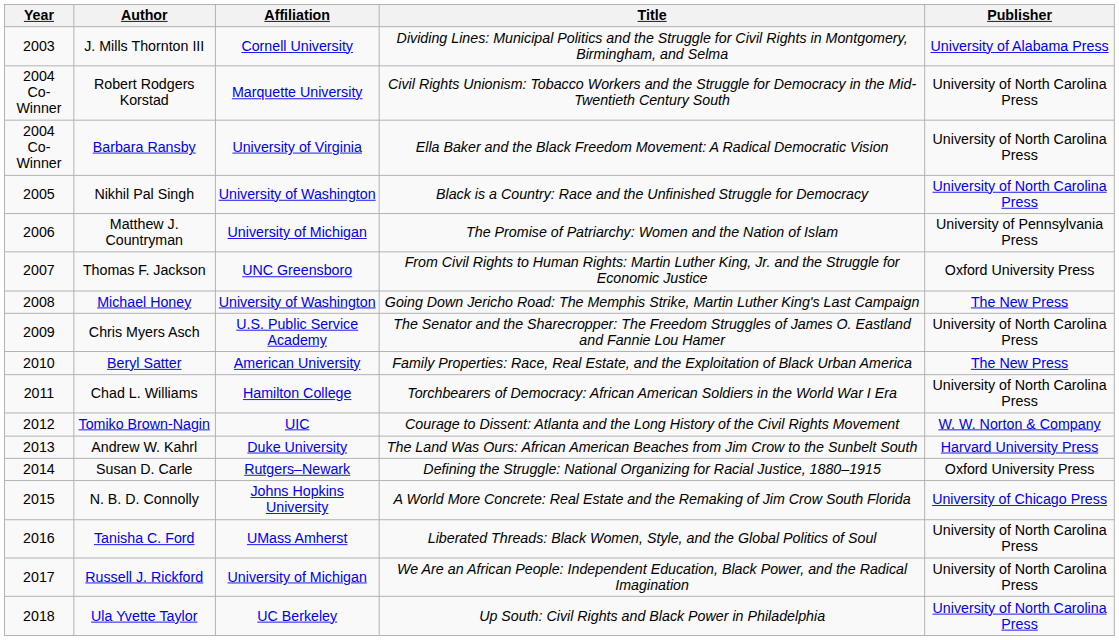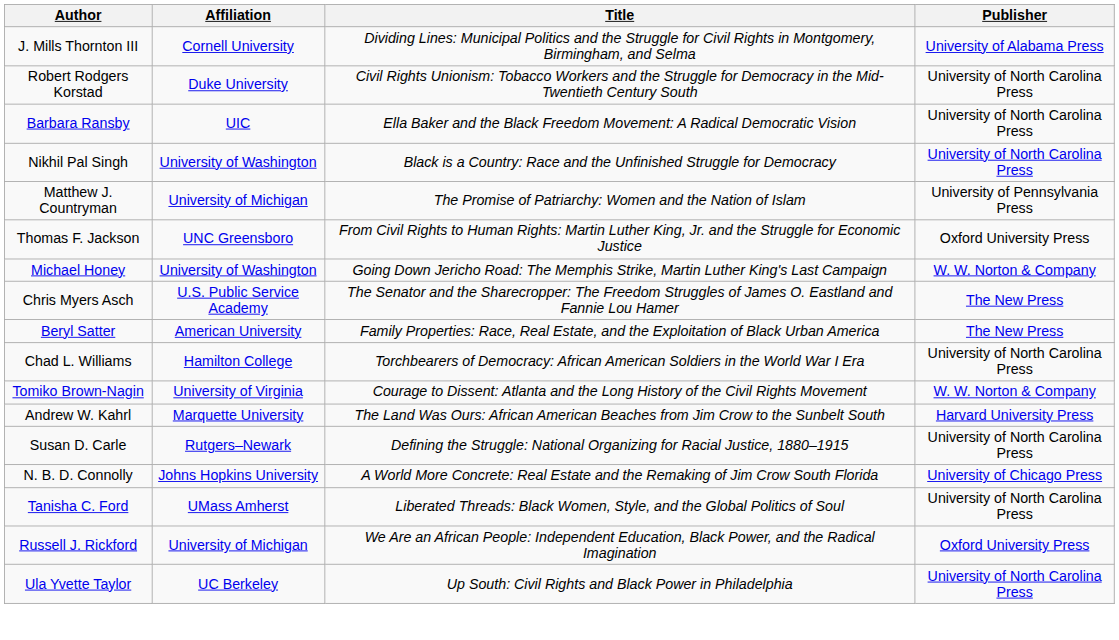- column: (39, 15)
(297, 92) Marquette University -> (238, 84) Duke University
(297, 147) University of Virginia -> (238, 123) UIC
(1020, 302) The New Press -> (1015, 269) W. W. Norton & Company
(1020, 332) University of North Carolina Press -> (1015, 300) The New Press
(297, 424) UIC -> (238, 392) University of Virginia
(297, 446) Duke University -> (238, 414) Marquette University
(1020, 469) Oxford University Press -> (1015, 445) University of North Carolina Press
(1020, 577) University of North Carolina Press -> (1015, 545) Oxford University Press
